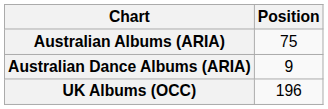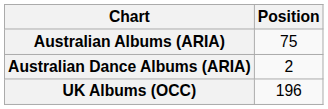(289, 66) 9 -> (289, 66) 2
